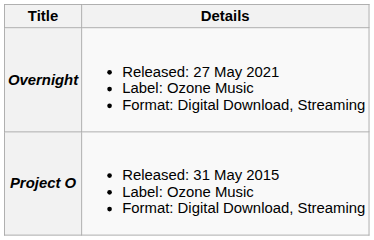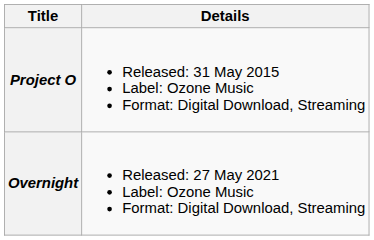rows swapped: (43, 183) <-> (43, 79)
